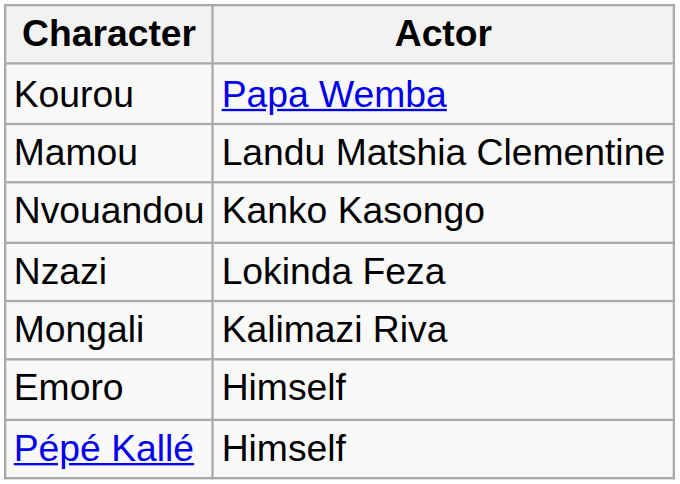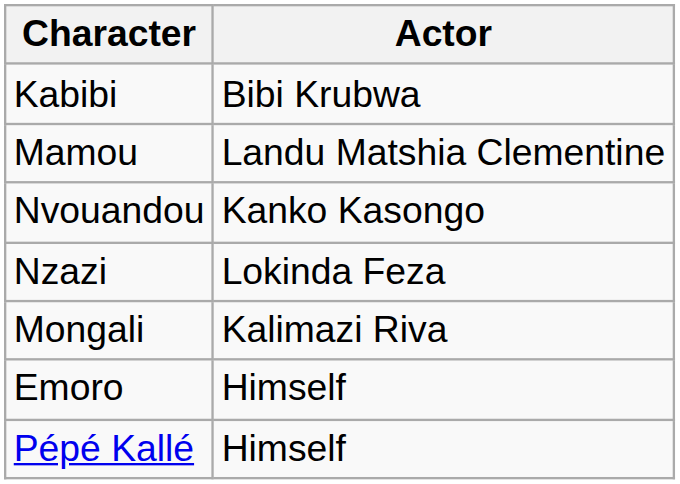- row: (74, 93)
+ row: (66, 93)
